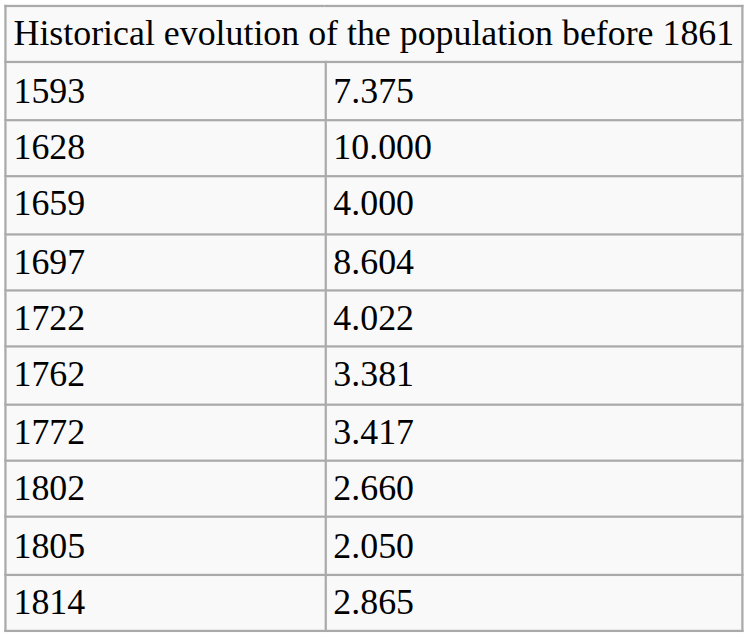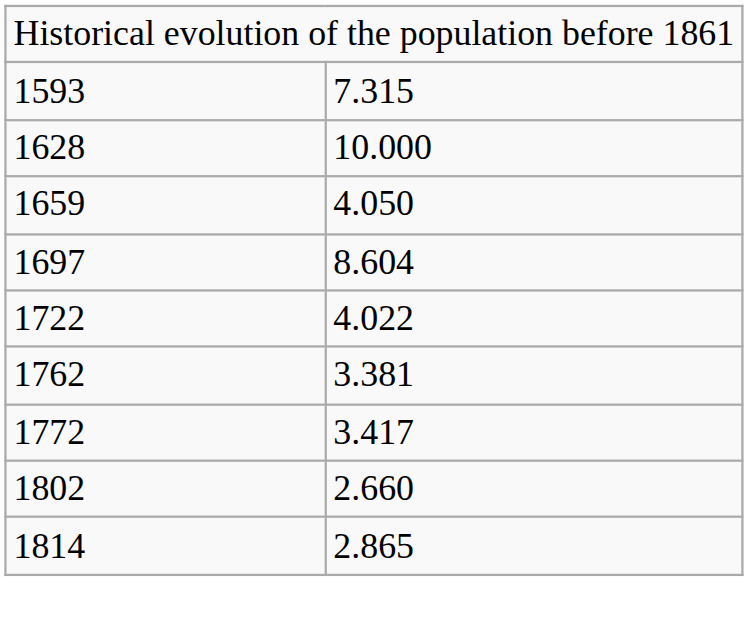(374, 90) 7.375 -> (374, 90) 7.315
(374, 204) 4.000 -> (374, 204) 4.050
- row: (49, 545)
